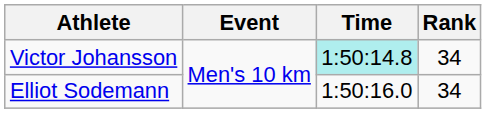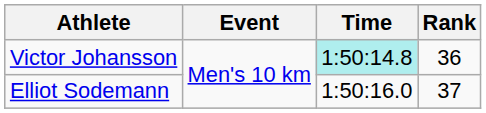(449, 57) 34 -> (449, 57) 36
(449, 92) 34 -> (449, 92) 37
